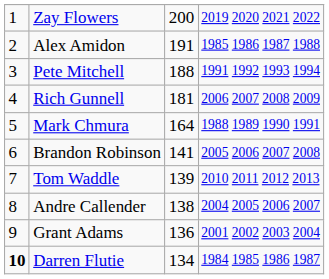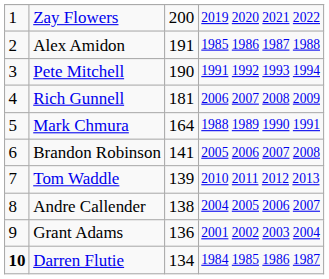(181, 71) 188 -> (181, 71) 190
